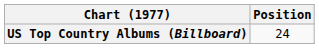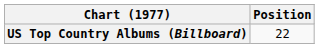(282, 34) 24 -> (282, 34) 22
